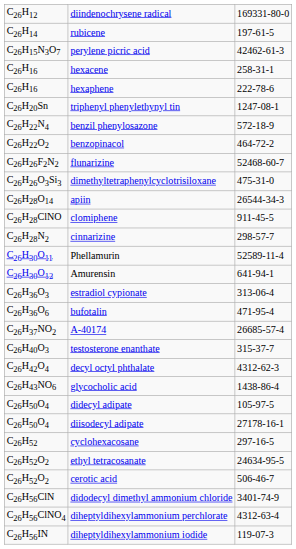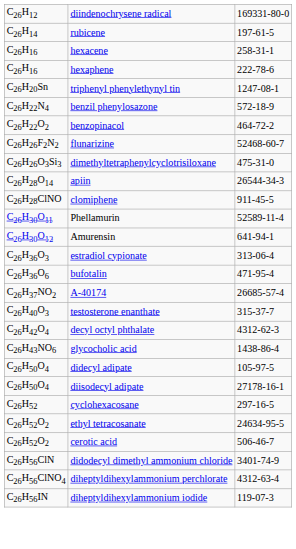- row: (110, 51)
- row: (93, 237)
